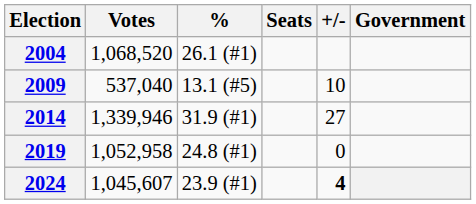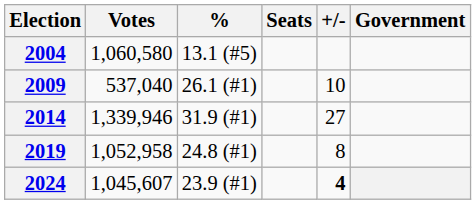(131, 53) 1,068,520 -> (131, 53) 1,060,580
(219, 53) 26.1 (#1) -> (219, 53) 13.1 (#5)
(219, 85) 13.1 (#5) -> (219, 85) 26.1 (#1)
(340, 150) 0 -> (340, 150) 8
